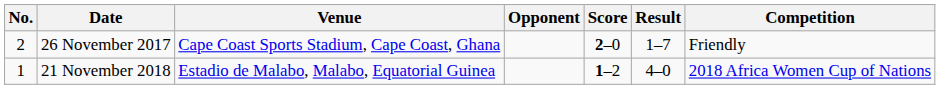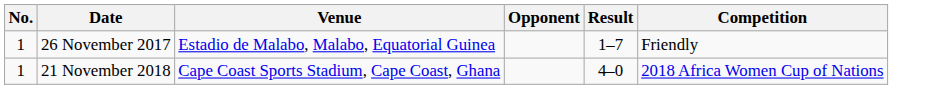- column: (608, 17)
(21, 44) 2 -> (21, 44) 1
(339, 44) Cape Coast Sports Stadium, Cape Coast, Ghana -> (337, 44) Estadio de Malabo, Malabo, Equatorial Guinea
(337, 71) Estadio de Malabo, Malabo, Equatorial Guinea -> (339, 71) Cape Coast Sports Stadium, Cape Coast, Ghana
